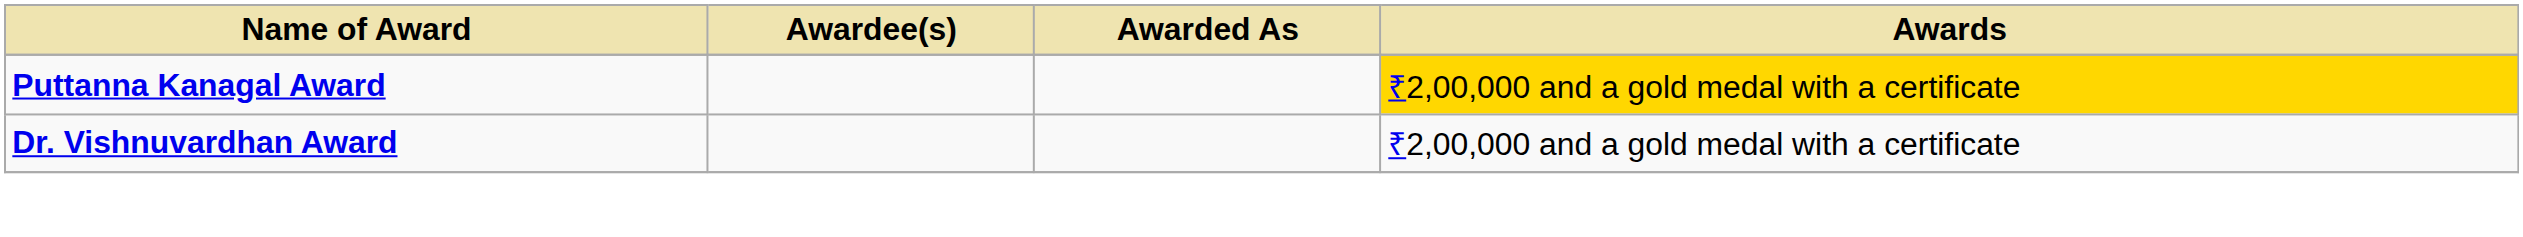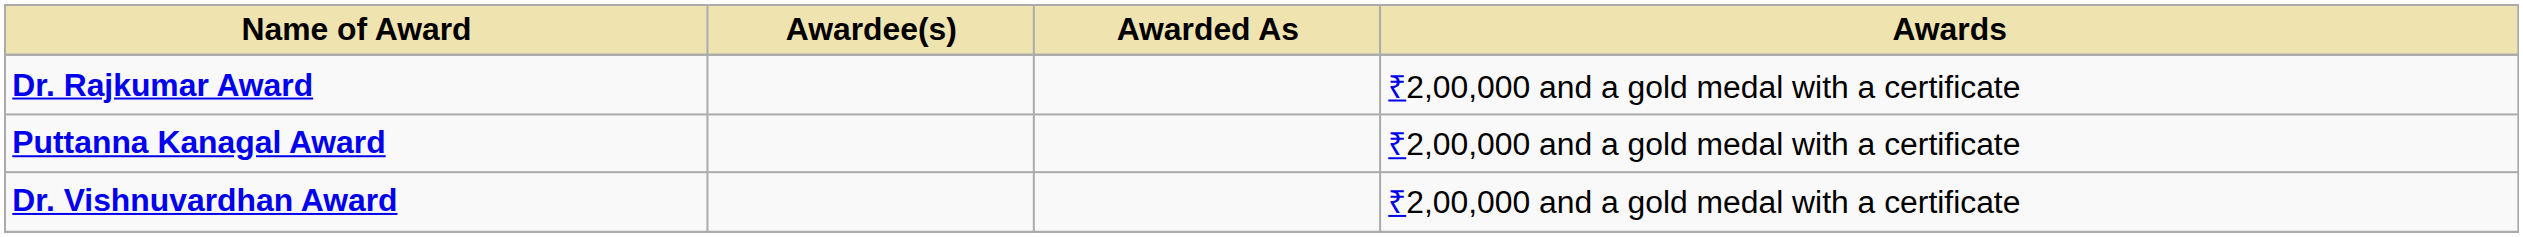+ row: (163, 84)
(1704, 86) gold background -> (1704, 144) no background
